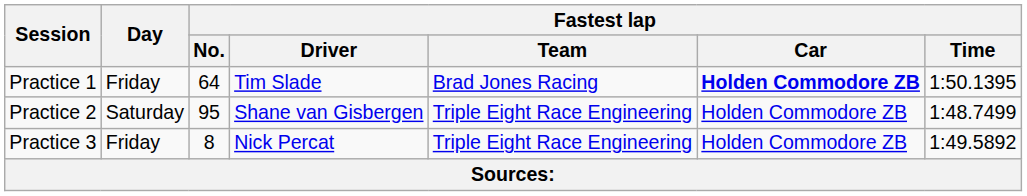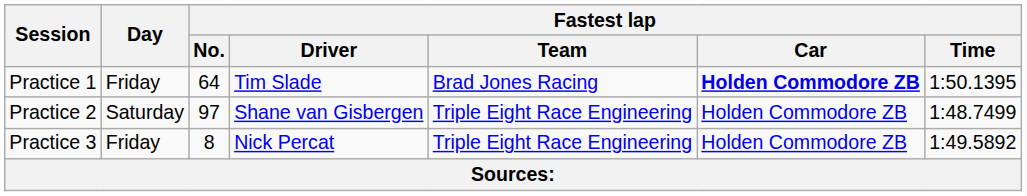(209, 112) 95 -> (209, 112) 97
